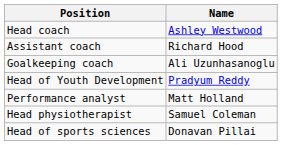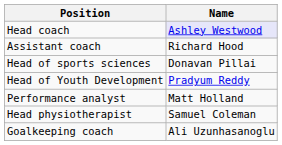(215, 30) no background -> (215, 30) lavender background
rows swapped: (60, 64) <-> (79, 132)
